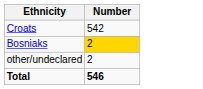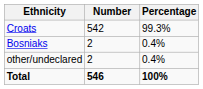+ column: (169, 12)
(90, 44) gold background -> (90, 44) no background
